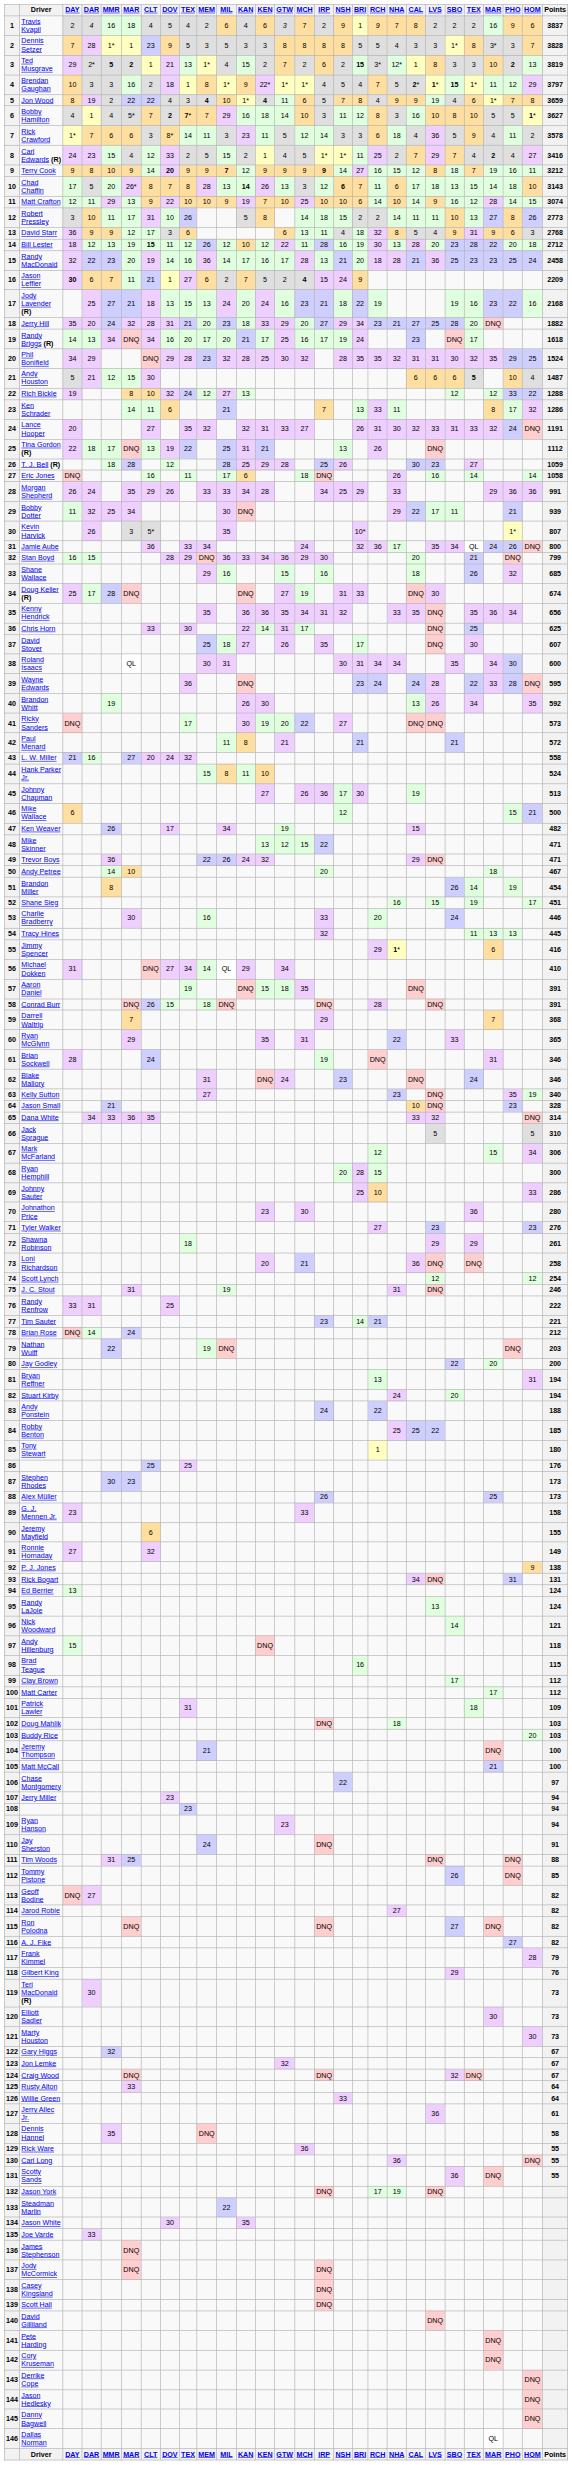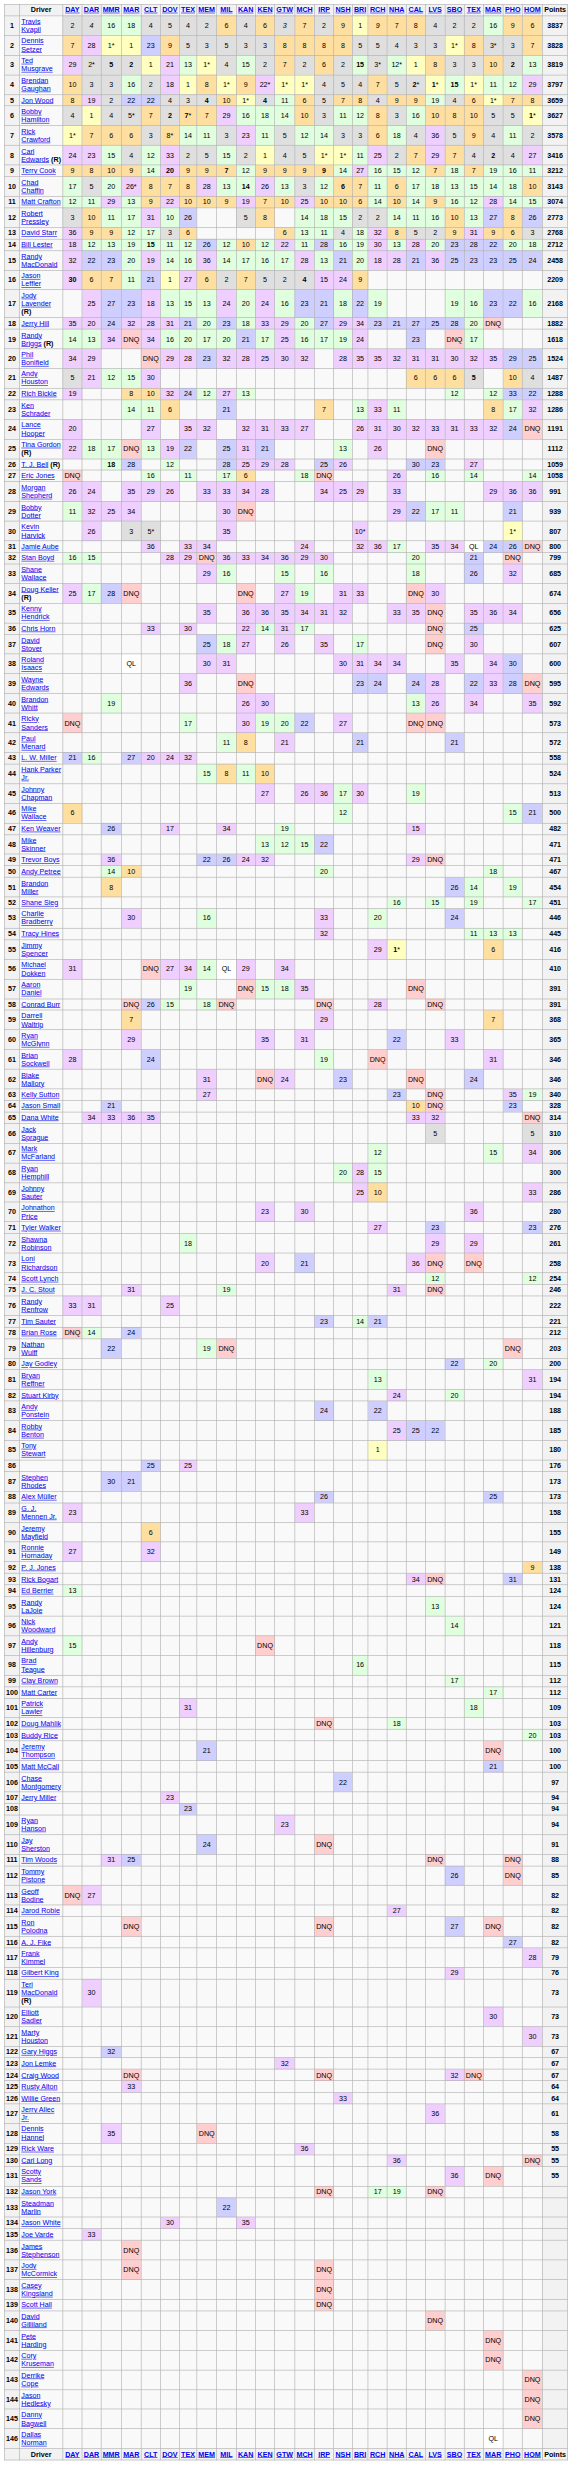(435, 26) 2 -> (435, 26) 4
(435, 171) 8 -> (435, 171) 7
(435, 218) 11 -> (435, 218) 16
(435, 234) 4 -> (435, 234) 2
(131, 304) 21 -> (131, 304) 23
(111, 465) normal -> (111, 465) bold
(131, 1482) 23 -> (131, 1482) 21
